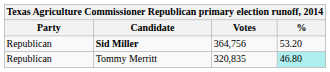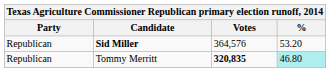(230, 43) 364,756 -> (230, 43) 364,576
(230, 59) normal -> (230, 59) bold
